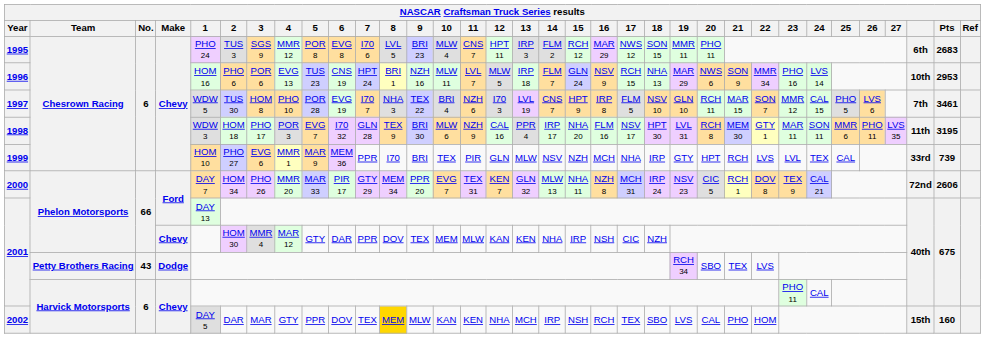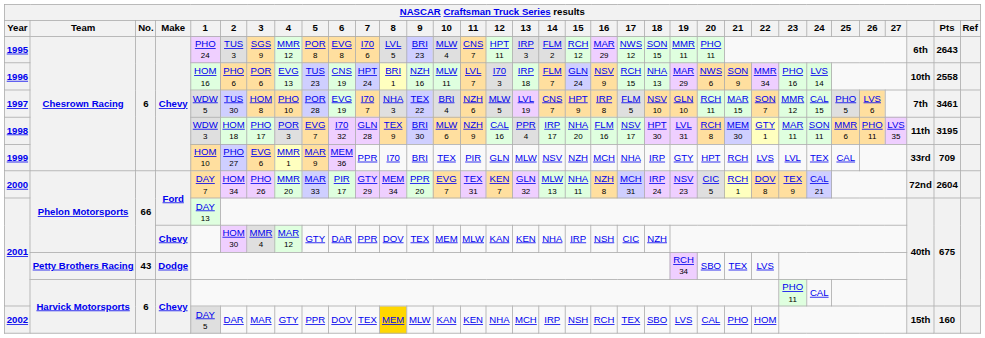(947, 50) 2683 -> (947, 50) 2643
(499, 76) MLW 5 -> (499, 76) I70 3
(947, 77) 2953 -> (947, 77) 2558
(499, 103) I70 3 -> (499, 103) MLW 5
(947, 158) 739 -> (947, 158) 709
(947, 185) 2606 -> (947, 185) 2604
